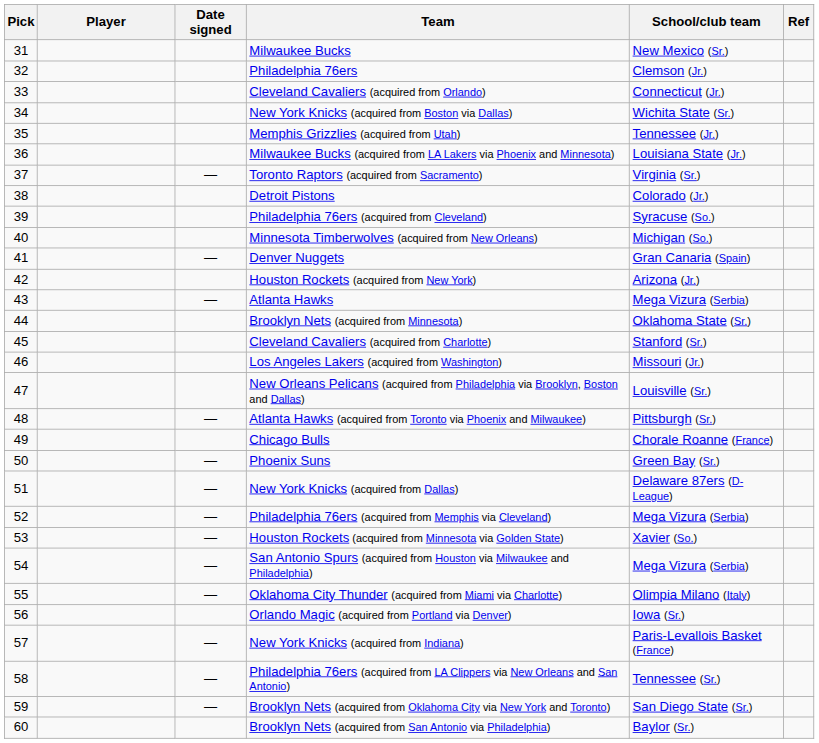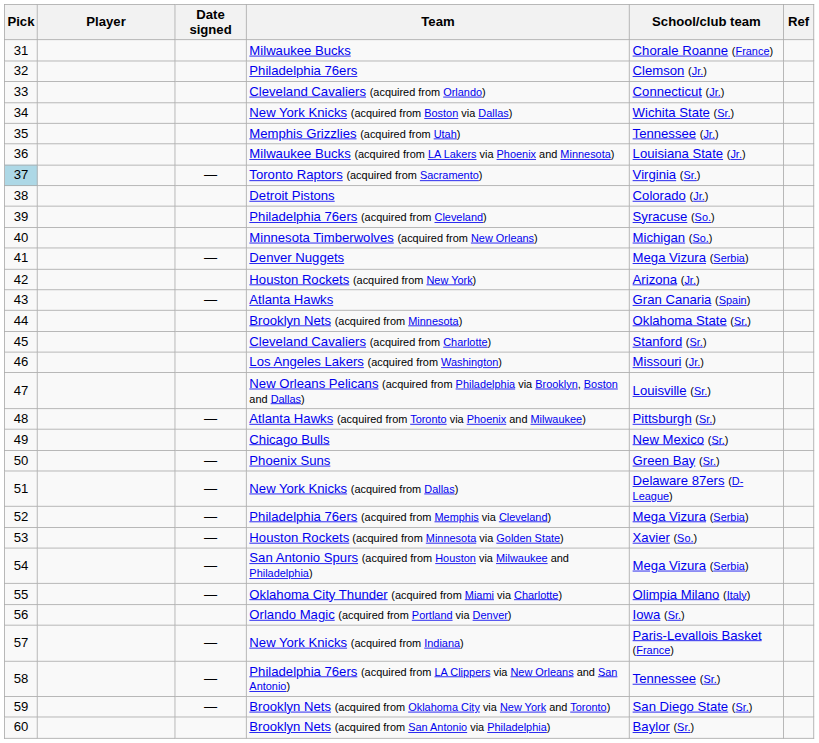(681, 50) New Mexico (Sr.) -> (703, 50) Chorale Roanne (France)
(21, 175) no background -> (21, 175) lightblue background
(691, 258) Gran Canaria (Spain) -> (691, 258) Mega Vizura (Serbia)
(691, 300) Mega Vizura (Serbia) -> (691, 300) Gran Canaria (Spain)
(703, 439) Chorale Roanne (France) -> (681, 439) New Mexico (Sr.)
